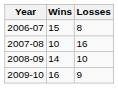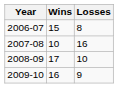(54, 59) 14 -> (54, 59) 17
